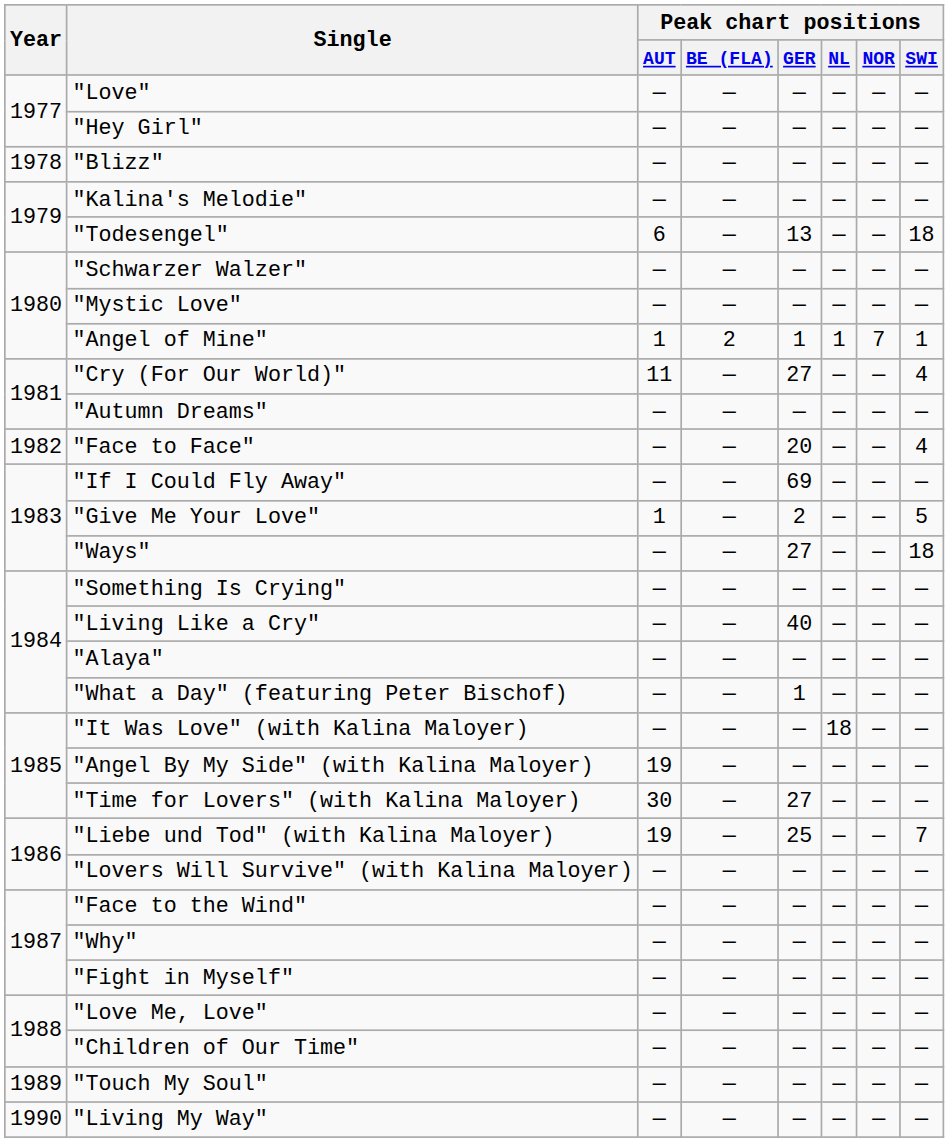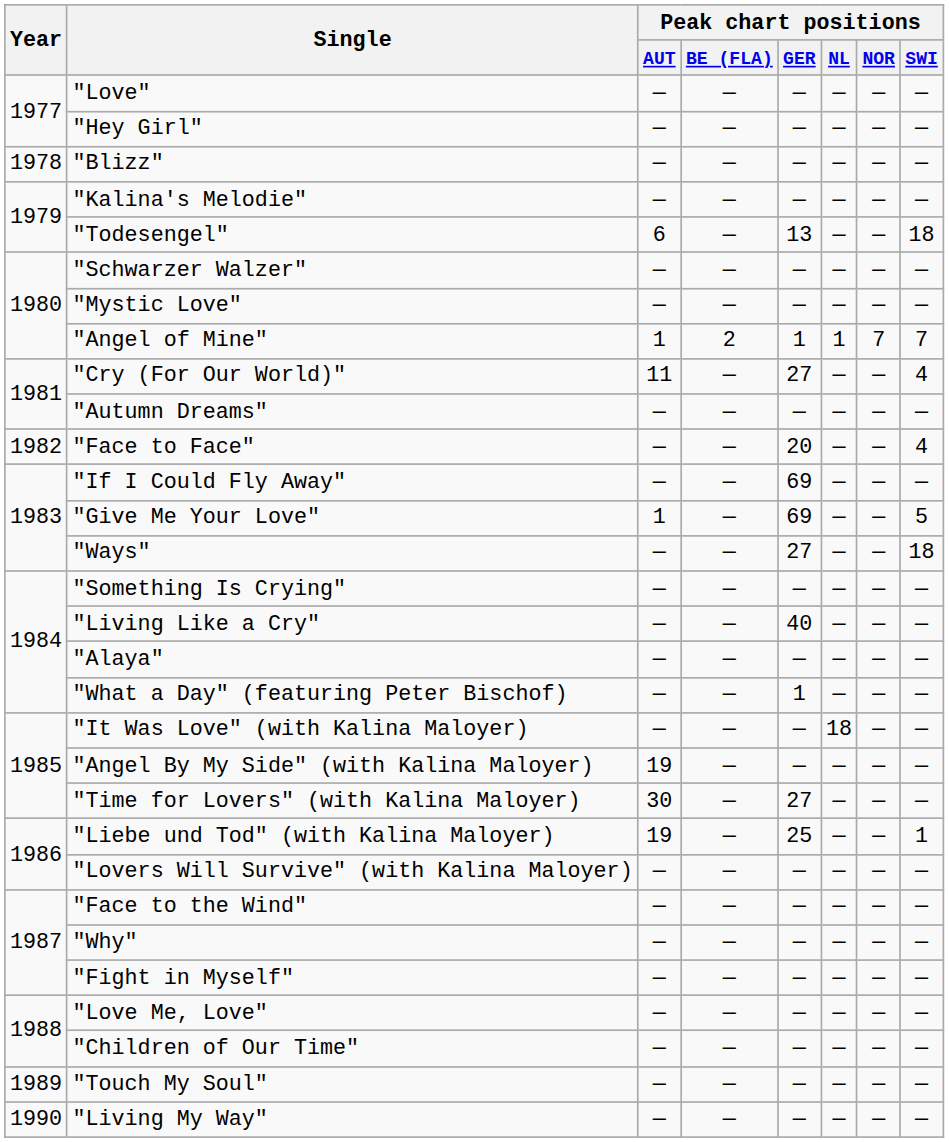(922, 341) 1 -> (922, 341) 7
(799, 518) 2 -> (799, 518) 69
(922, 836) 7 -> (922, 836) 1
